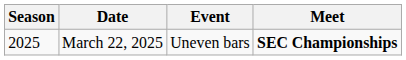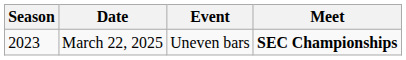(24, 42) 2025 -> (24, 42) 2023
